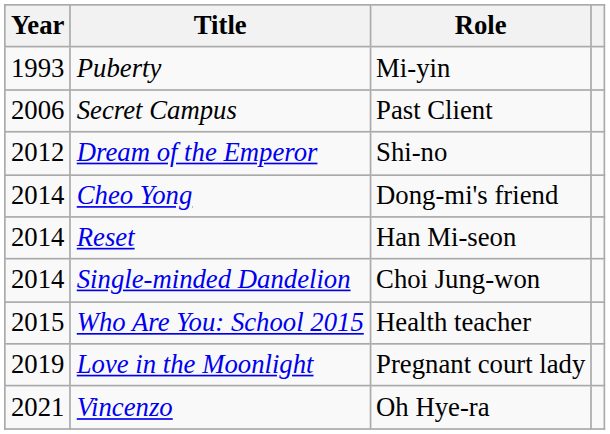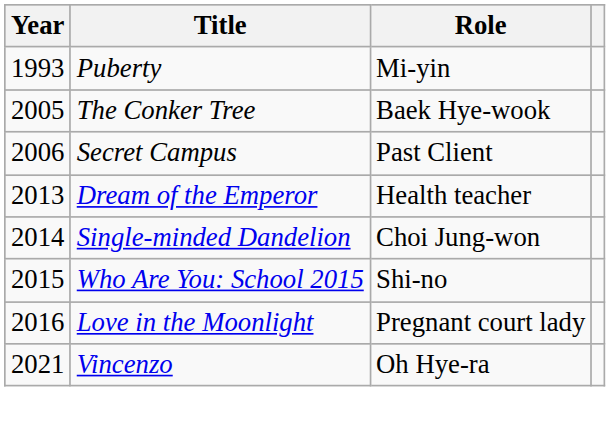+ row: (166, 110)
(38, 152) 2012 -> (38, 195) 2013
(412, 152) Shi-no -> (454, 195) Health teacher
- row: (135, 195)
- row: (106, 237)
(454, 322) Health teacher -> (412, 279) Shi-no
(38, 364) 2019 -> (38, 322) 2016
